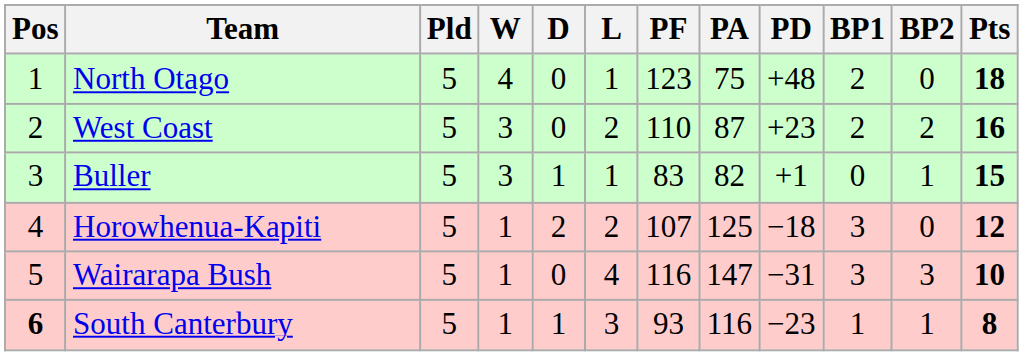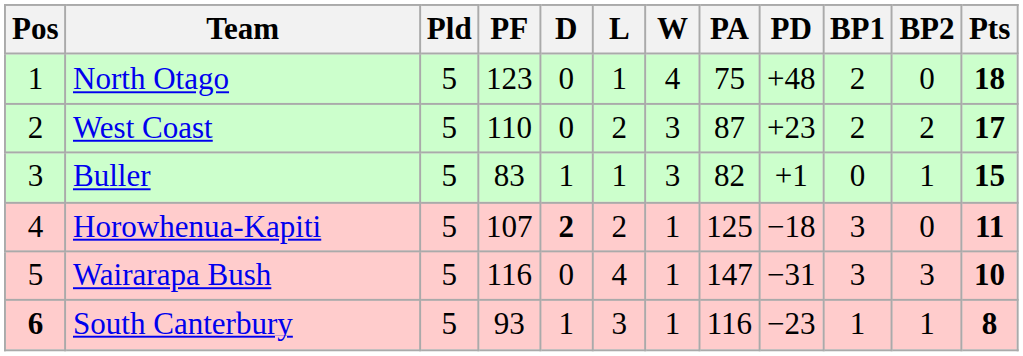columns swapped: (505, 29) <-> (669, 29)
(990, 127) 16 -> (990, 127) 17
(558, 226) normal -> (566, 226) bold
(990, 226) 12 -> (990, 226) 11
